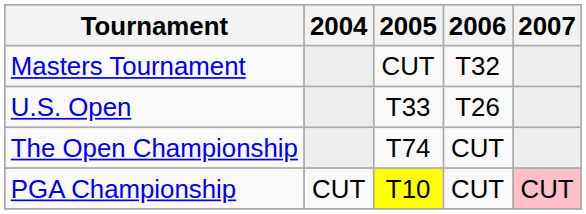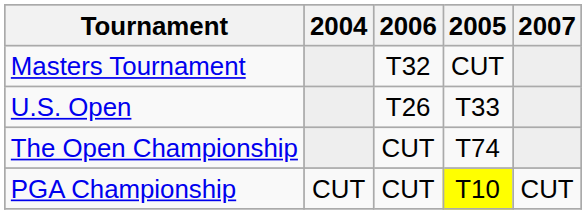columns swapped: (408, 25) <-> (478, 25)
(547, 189) pink background -> (547, 189) no background
